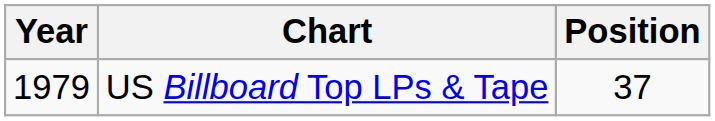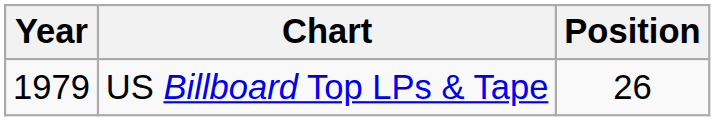(632, 86) 37 -> (632, 86) 26
